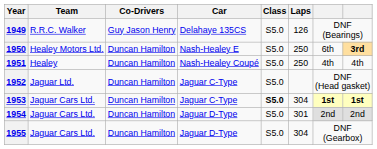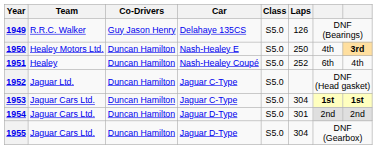(328, 49) 6th -> (328, 49) 4th
(301, 63) 250 -> (301, 63) 252
(328, 63) 4th -> (328, 63) 6th
(275, 101) bold -> (275, 101) normal
